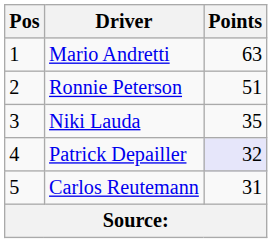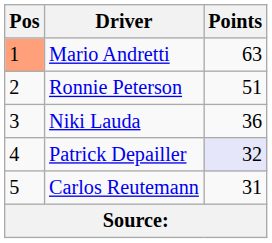(14, 54) no background -> (14, 54) lightsalmon background
(252, 121) 35 -> (252, 121) 36
